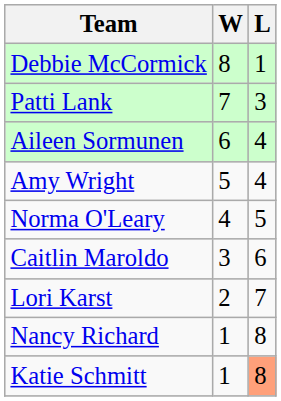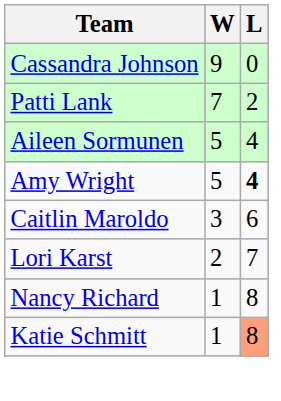+ row: (105, 63)
- row: (109, 63)
(260, 102) 3 -> (252, 102) 2
(224, 141) 6 -> (216, 141) 5
(260, 180) normal -> (252, 180) bold
- row: (88, 219)
